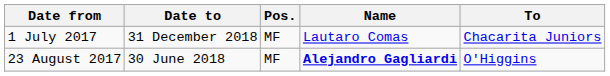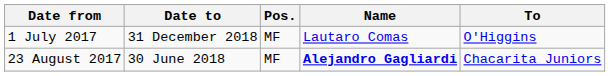(532, 38) Chacarita Juniors -> (500, 38) O'Higgins
(500, 60) O'Higgins -> (532, 60) Chacarita Juniors
